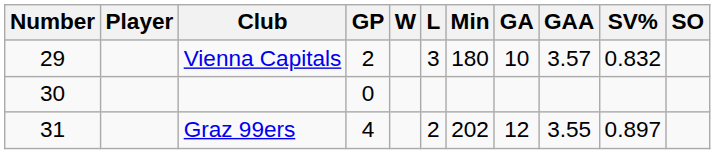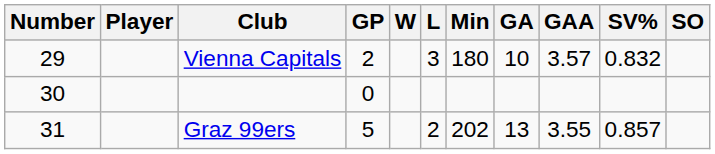(368, 129) 4 -> (368, 129) 5
(517, 129) 12 -> (517, 129) 13
(633, 129) 0.897 -> (633, 129) 0.857
